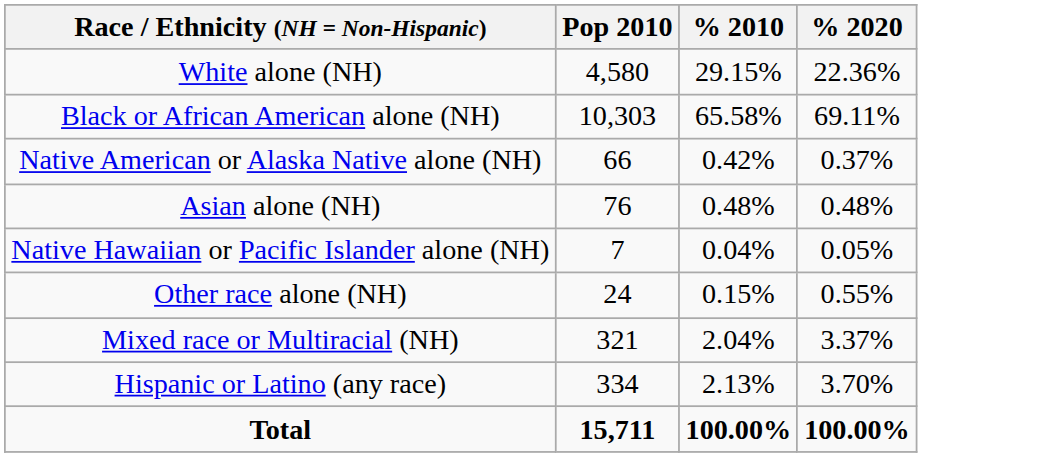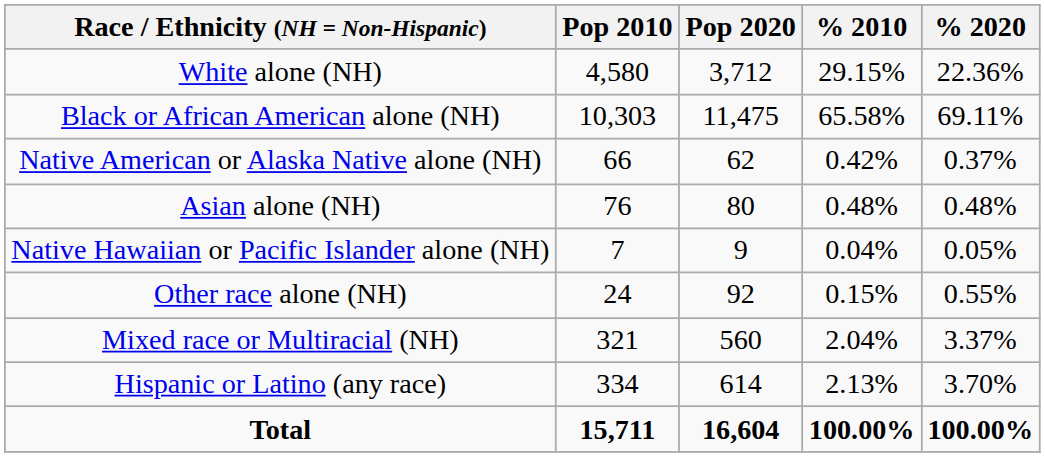+ column: (741, 26)
